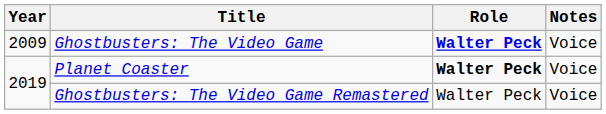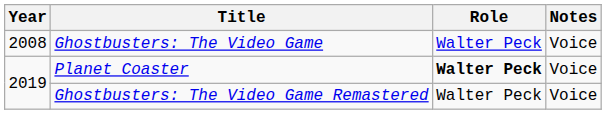(28, 44) 2009 -> (28, 44) 2008
(489, 44) bold -> (489, 44) normal
